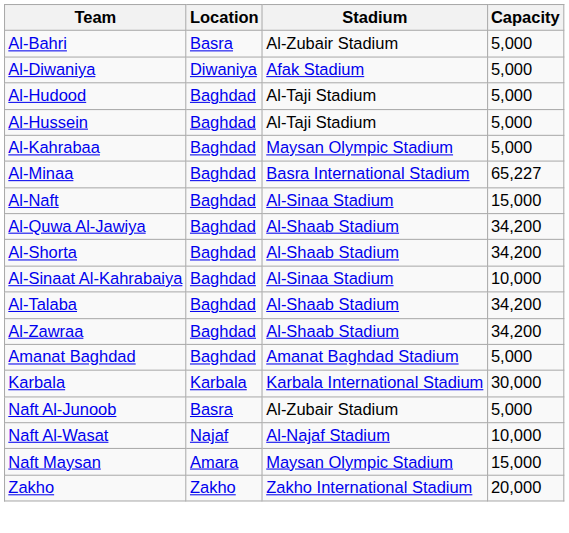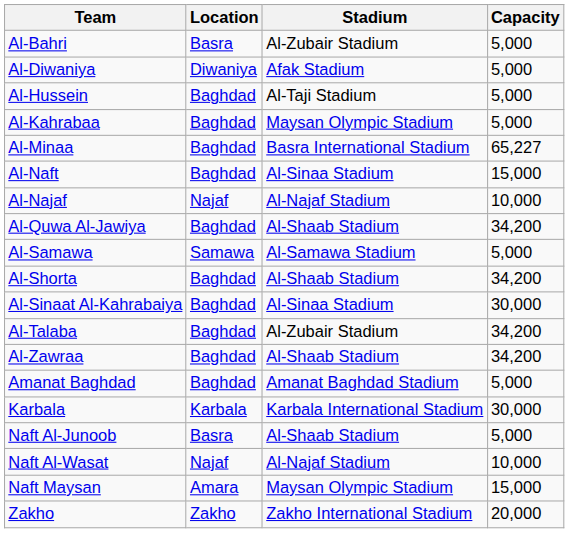- row: (47, 95)
+ row: (38, 200)
+ row: (50, 252)
(516, 278) 10,000 -> (516, 305) 30,000
(333, 305) Al-Shaab Stadium -> (332, 331) Al-Zubair Stadium
(332, 409) Al-Zubair Stadium -> (333, 435) Al-Shaab Stadium
